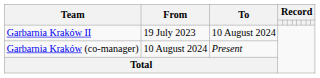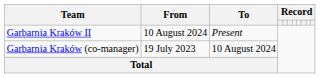(169, 33) 19 July 2023 -> (175, 33) 10 August 2024
(244, 33) 10 August 2024 -> (227, 33) Present
(175, 49) 10 August 2024 -> (169, 49) 19 July 2023
(227, 49) Present -> (244, 49) 10 August 2024
